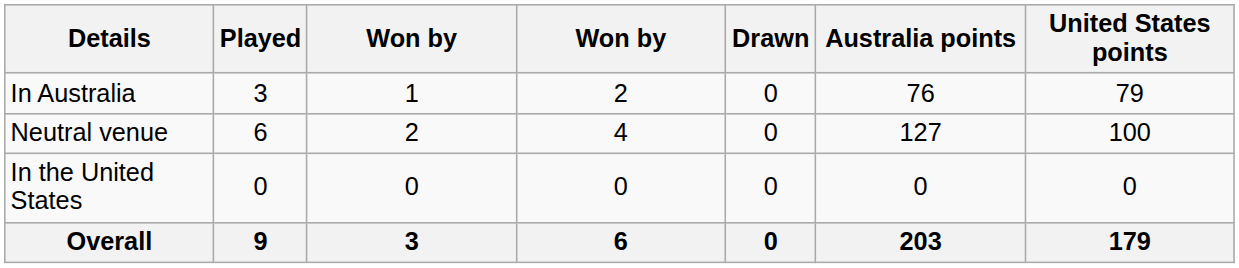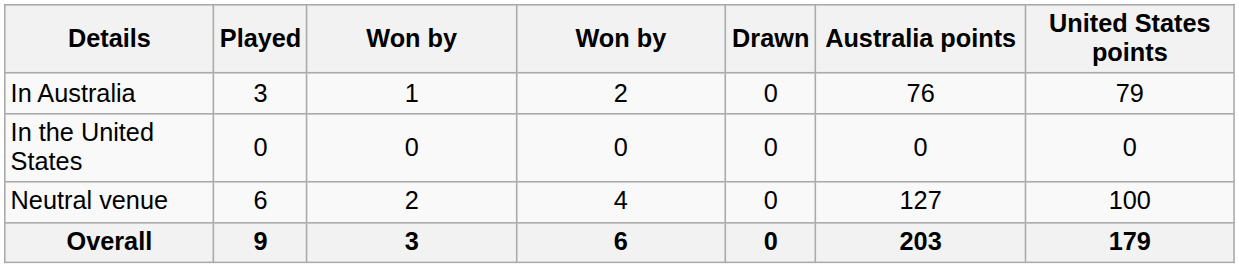rows swapped: (82, 187) <-> (89, 133)
